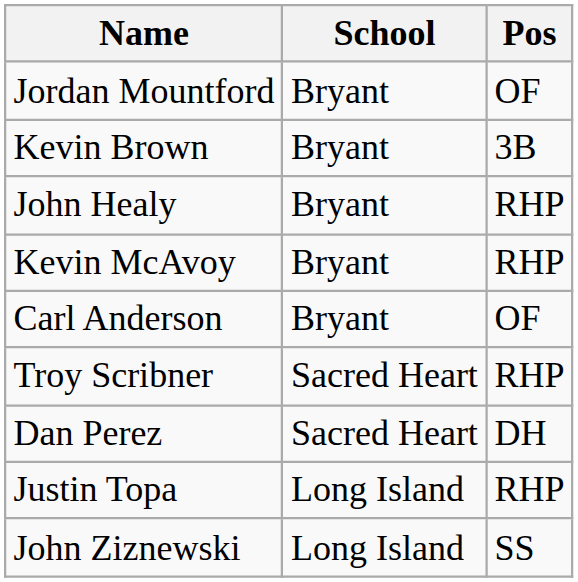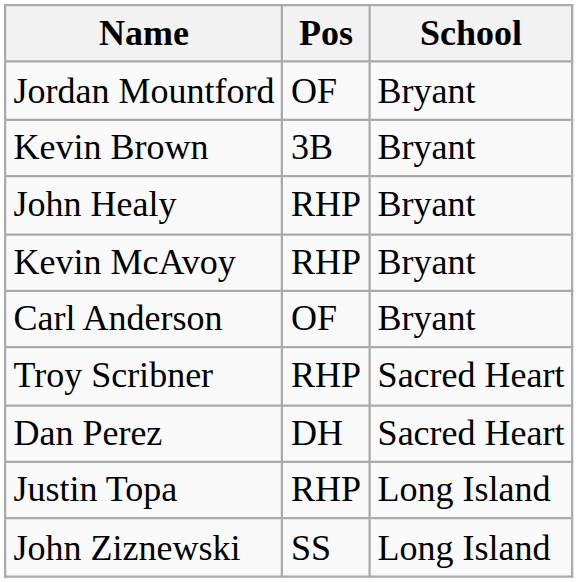columns swapped: (384, 33) <-> (529, 33)
